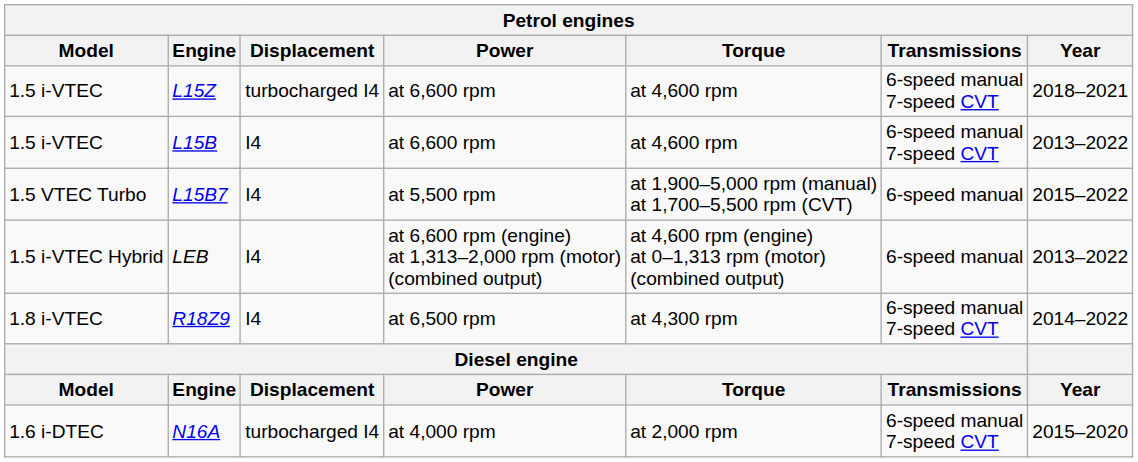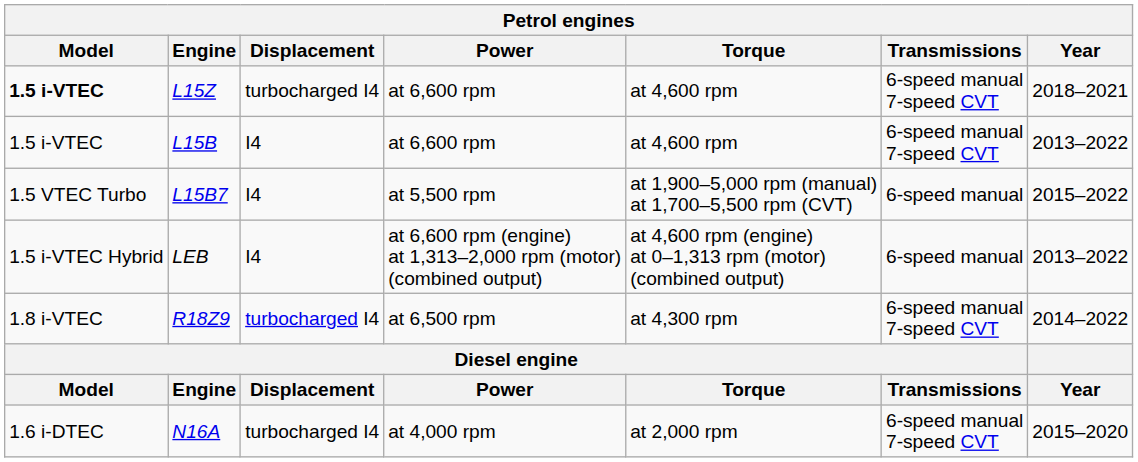(56, 91) normal -> (56, 91) bold
(253, 319) I4 -> (312, 319) turbocharged I4
